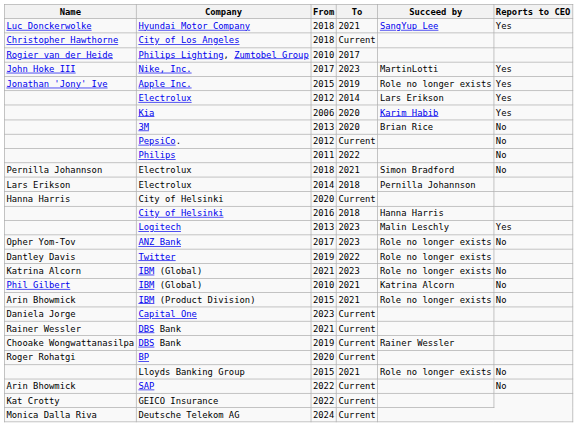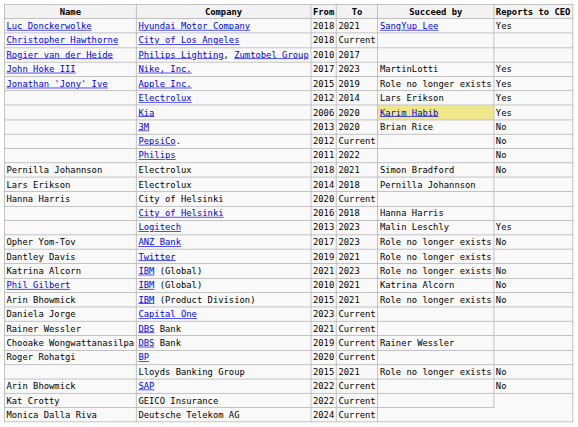(409, 112) no background -> (409, 112) khaki background
(349, 256) 2022 -> (349, 256) 2021
